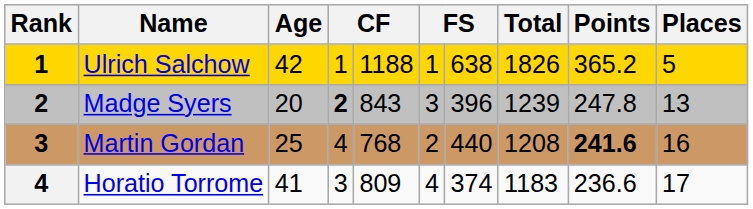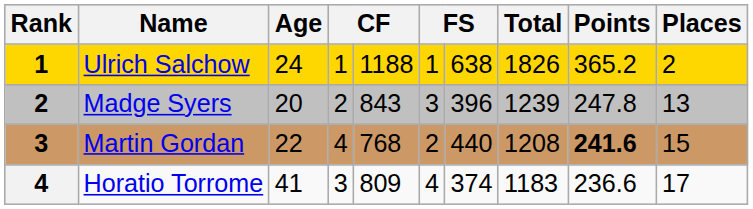(289, 64) 42 -> (289, 64) 24
(669, 64) 5 -> (669, 64) 2
(341, 104) bold -> (341, 104) normal
(289, 143) 25 -> (289, 143) 22
(676, 143) 16 -> (676, 143) 15
